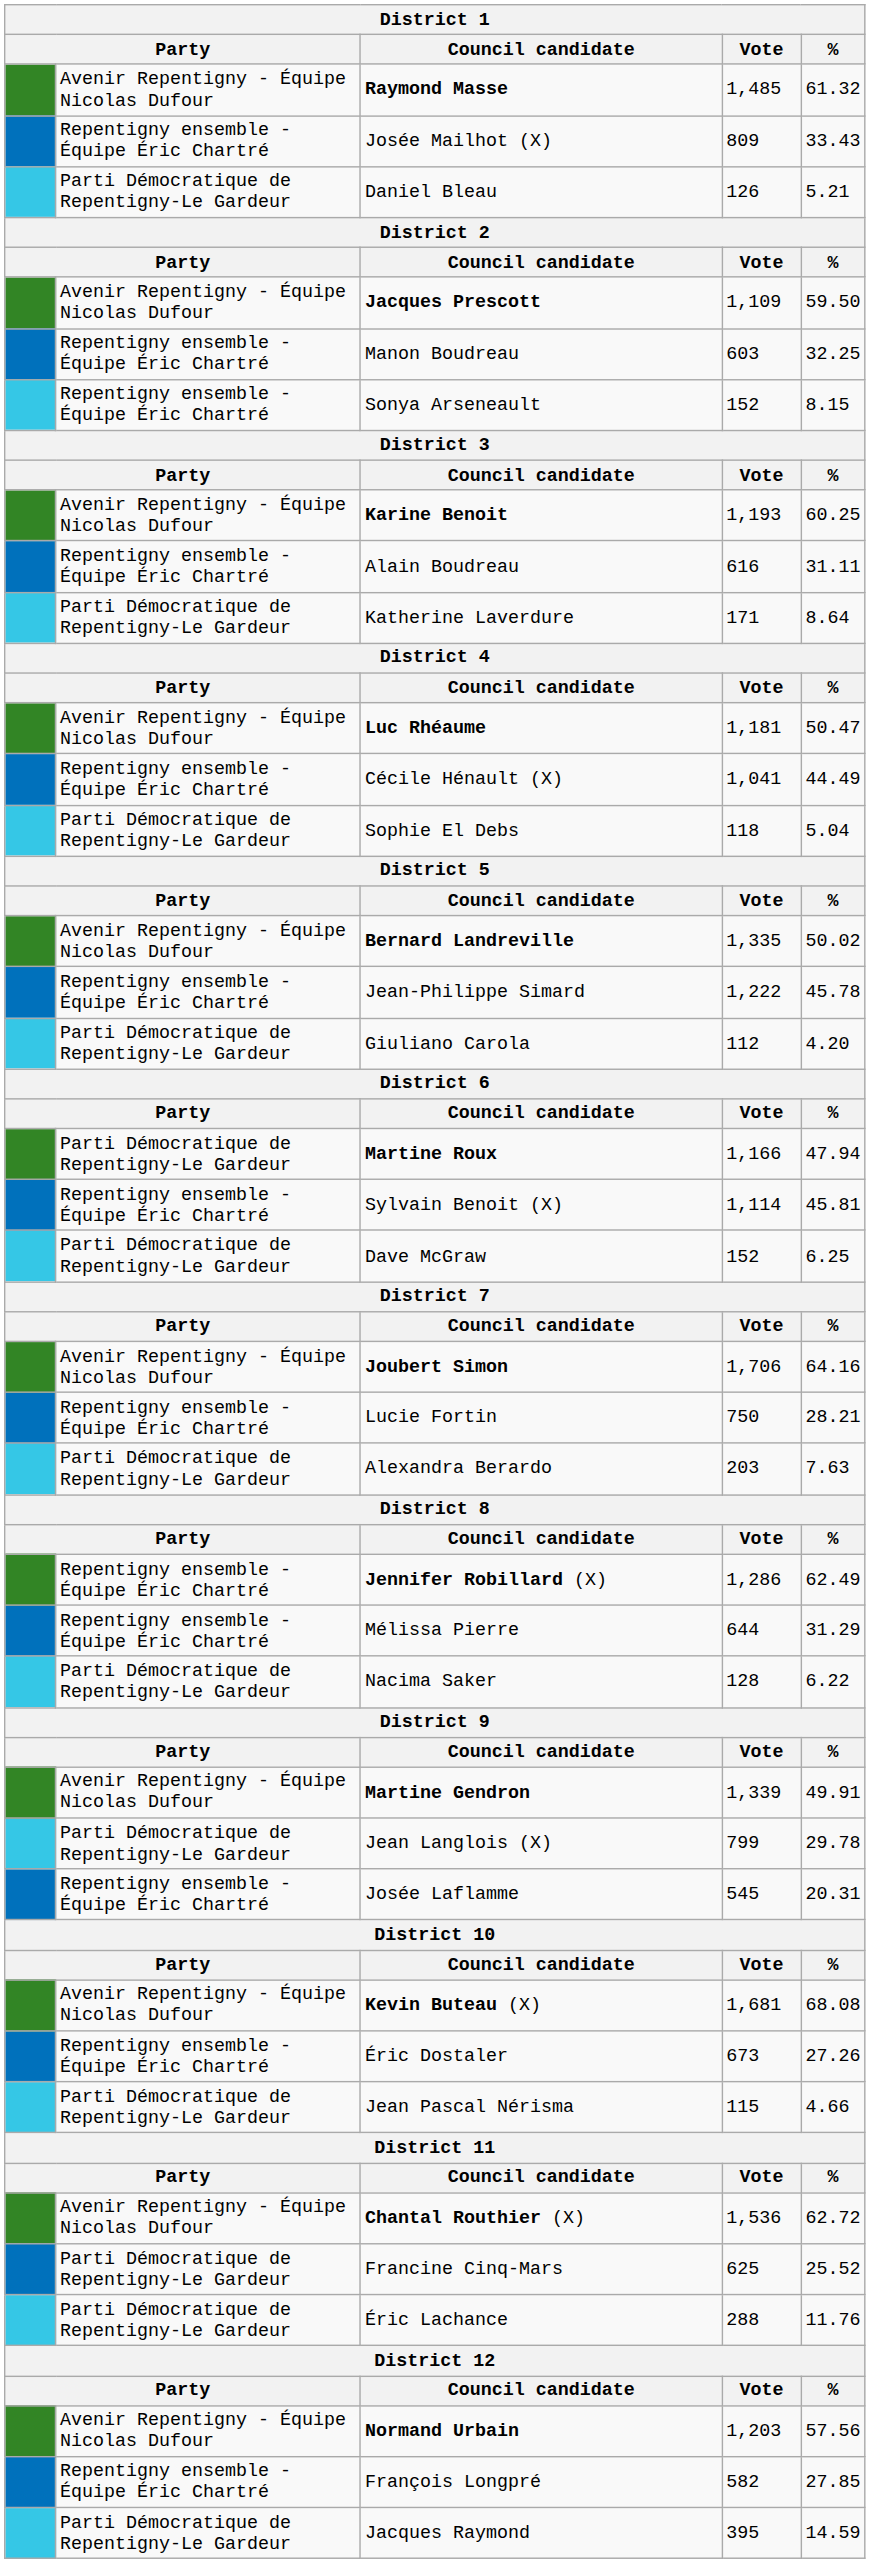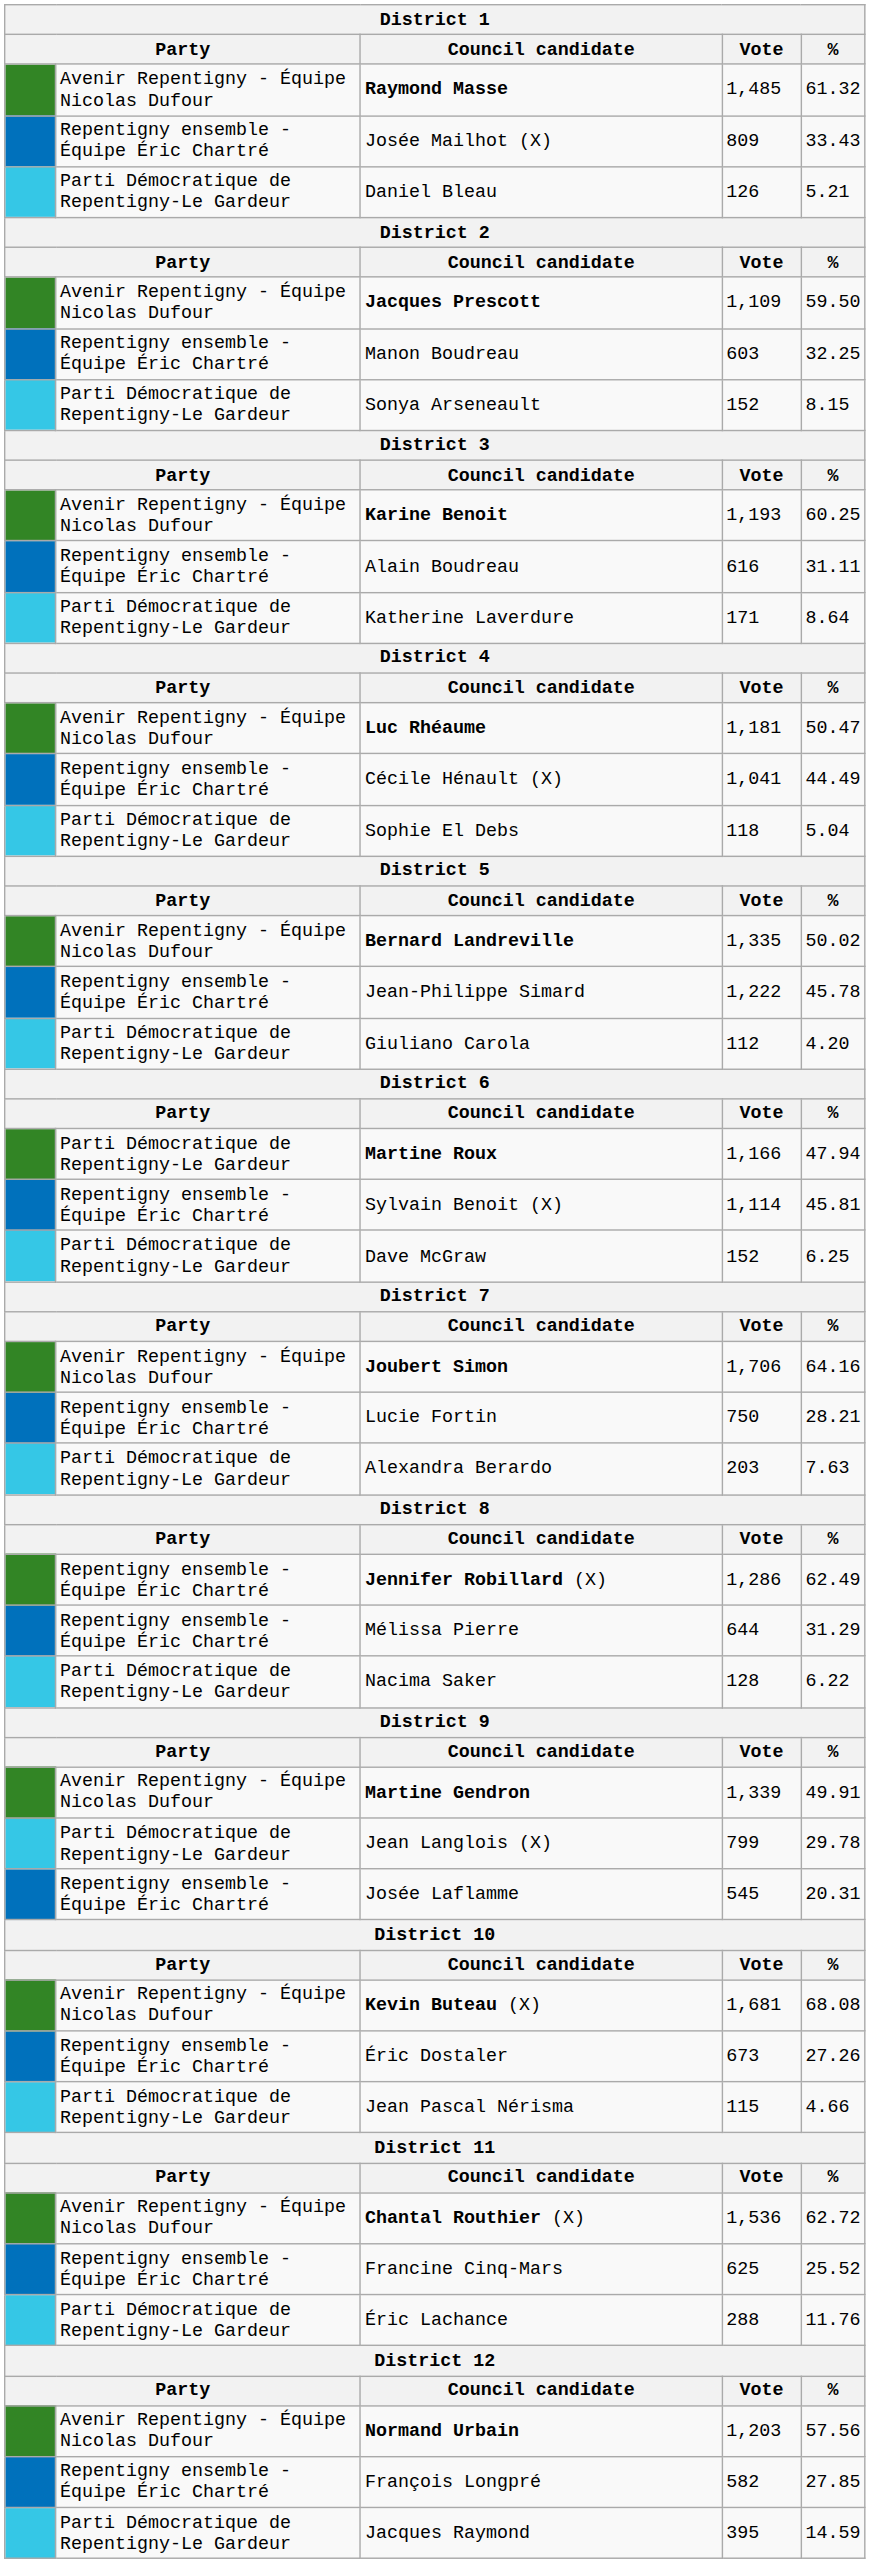(176, 405) Repentigny ensemble - Équipe Éric Chartré -> (176, 405) Parti Démocratique de Repentigny-Le Gardeur
(176, 2269) Parti Démocratique de Repentigny-Le Gardeur -> (176, 2269) Repentigny ensemble - Équipe Éric Chartré
